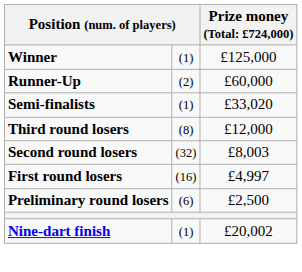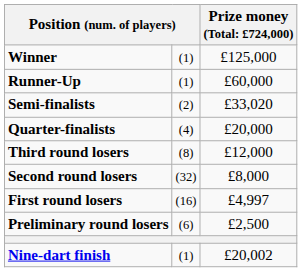(186, 81) (2) -> (186, 81) (1)
(186, 105) (1) -> (186, 105) (2)
+ row: (62, 128)
(248, 152) £8,003 -> (248, 176) £8,000
